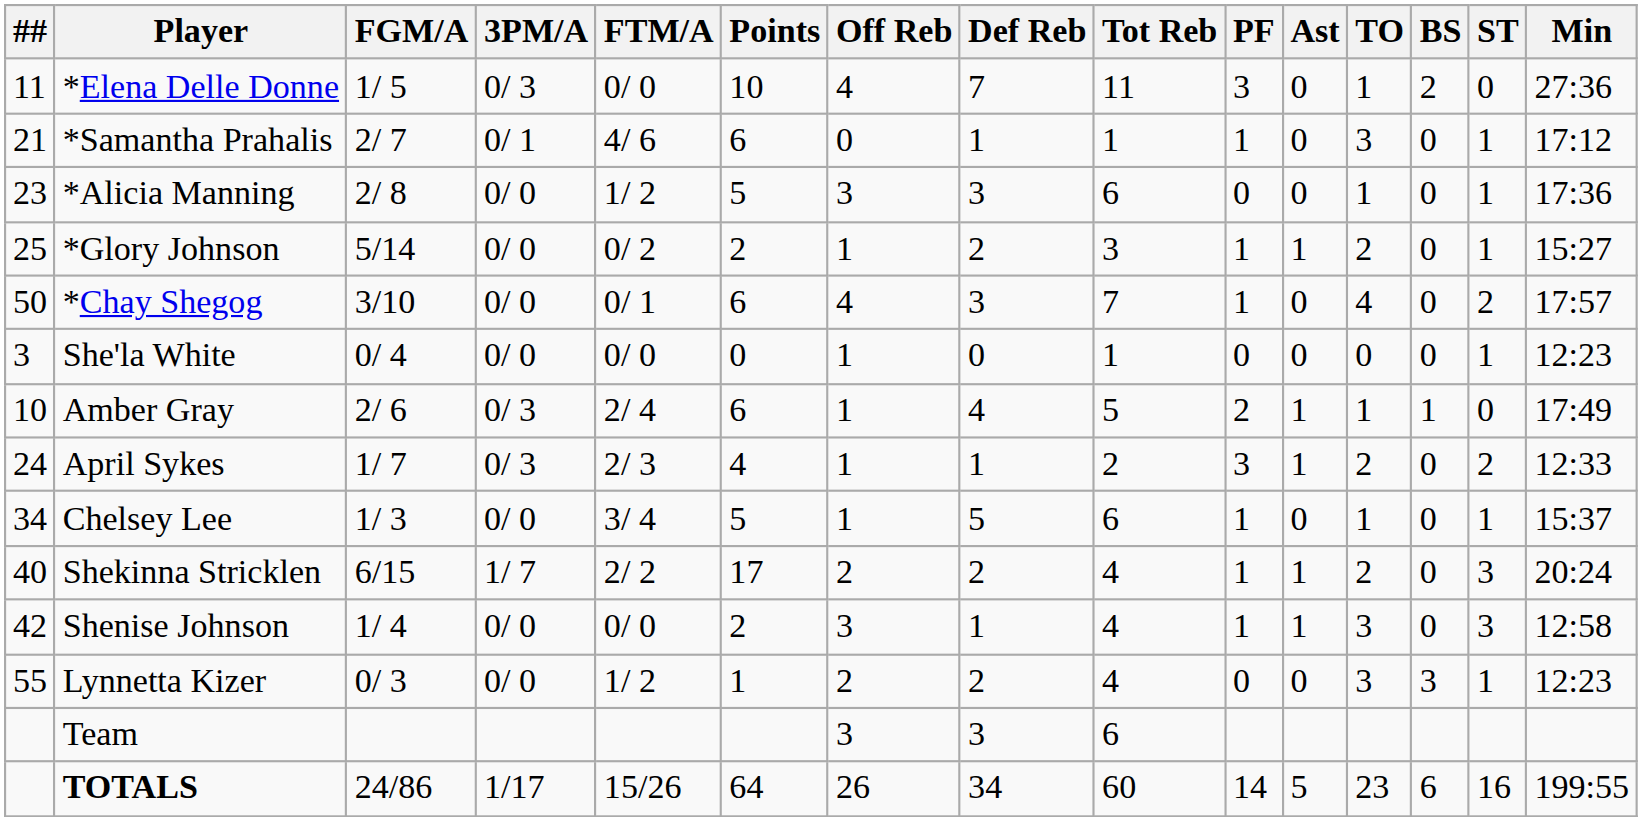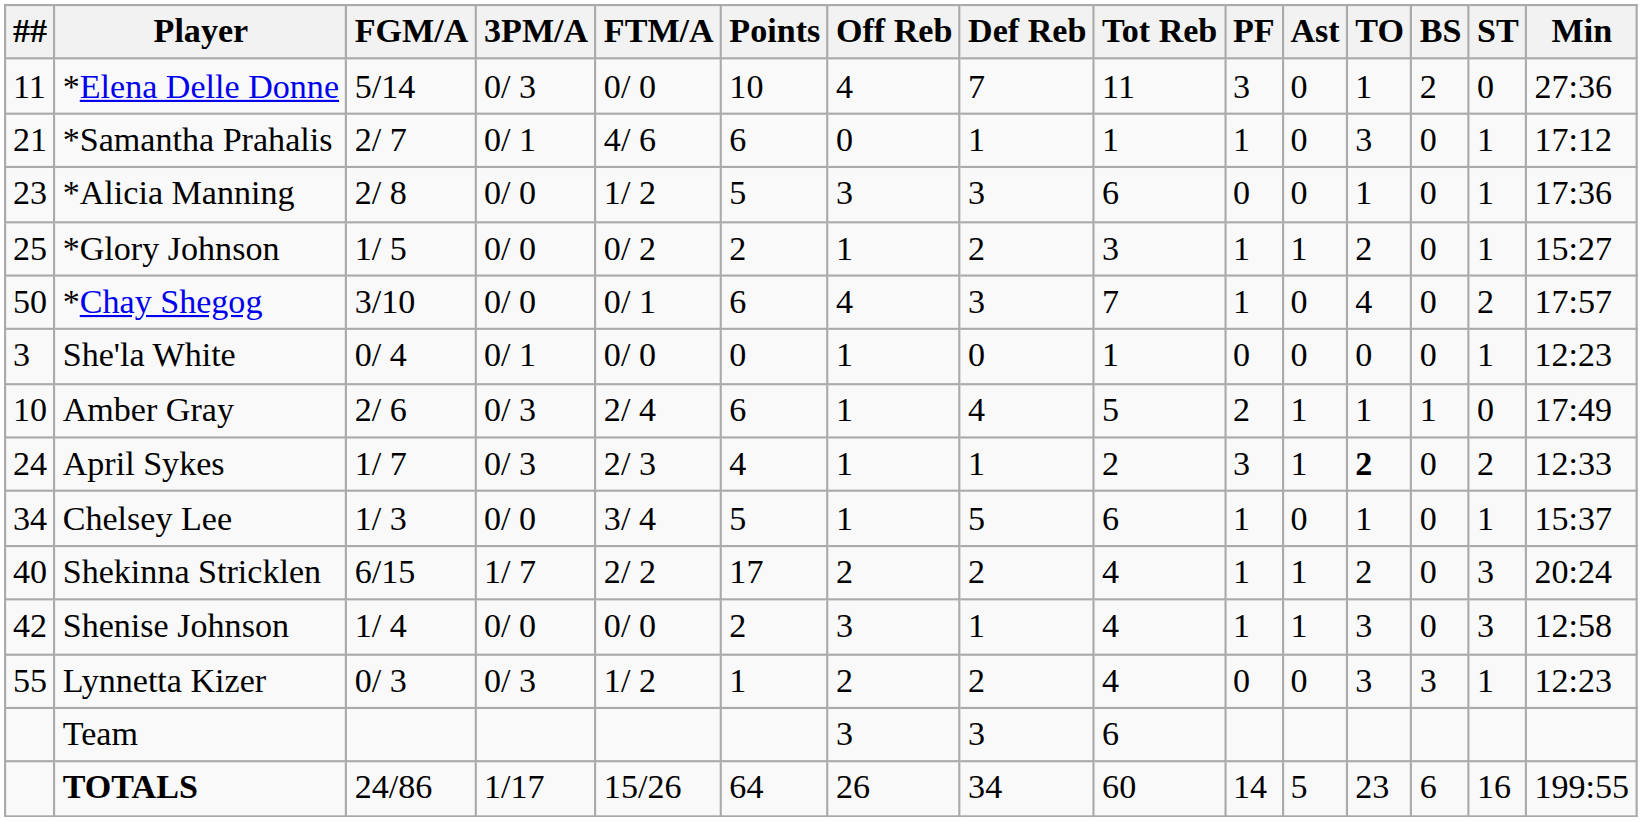(381, 85) 1/ 5 -> (385, 85) 5/14
(385, 247) 5/14 -> (381, 247) 1/ 5
(510, 355) 0/ 0 -> (510, 355) 0/ 1
(1364, 463) normal -> (1364, 463) bold
(510, 680) 0/ 0 -> (510, 680) 0/ 3
